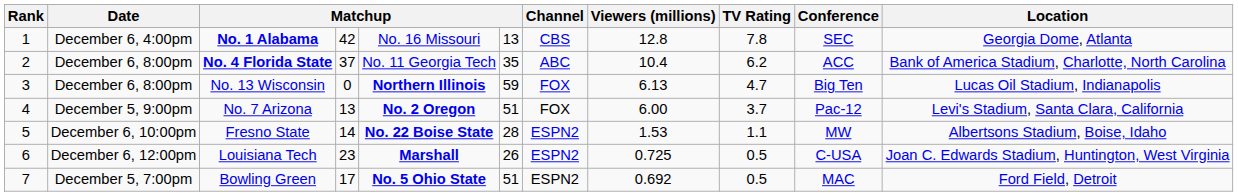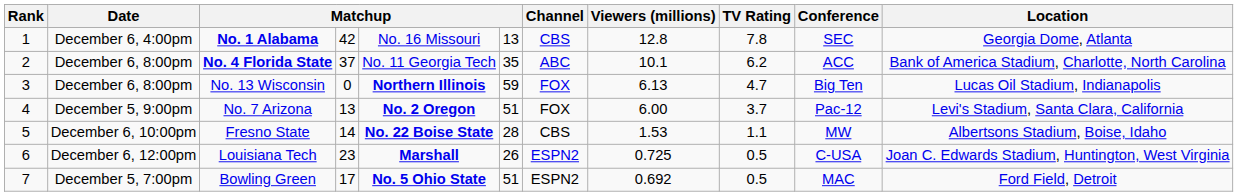(653, 62) 10.4 -> (653, 62) 10.1
(555, 132) ESPN2 -> (555, 132) CBS
